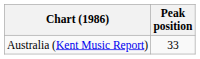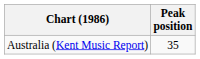(173, 44) 33 -> (173, 44) 35
